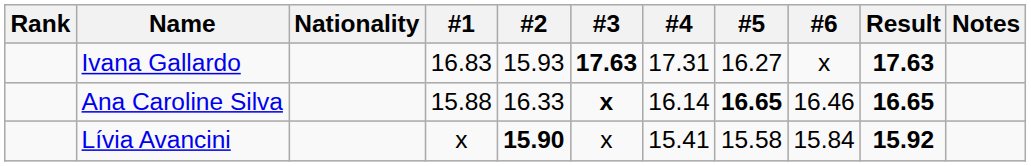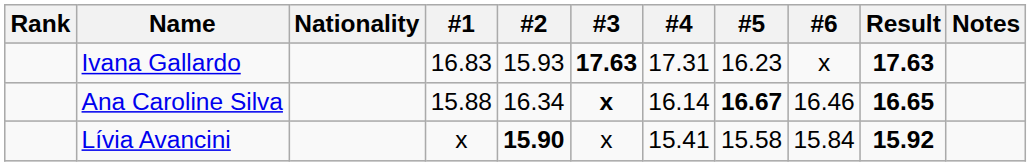(752, 62) 16.27 -> (752, 62) 16.23
(534, 101) 16.33 -> (534, 101) 16.34
(752, 101) 16.65 -> (752, 101) 16.67
